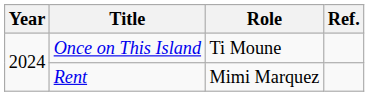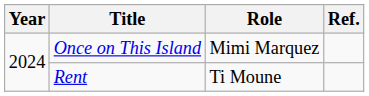(245, 47) Ti Moune -> (264, 47) Mimi Marquez
(264, 76) Mimi Marquez -> (245, 76) Ti Moune
